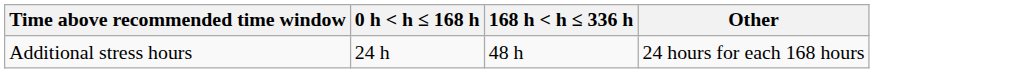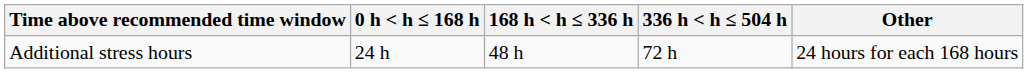+ column: (715, 20)
